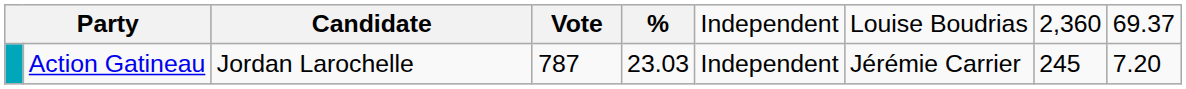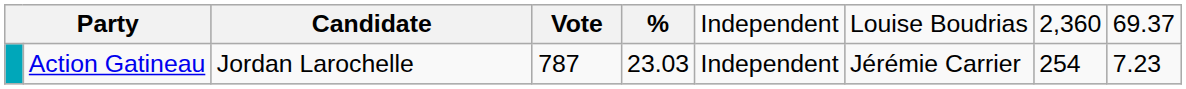(1060, 63) 245 -> (1060, 63) 254
(1137, 63) 7.20 -> (1137, 63) 7.23
